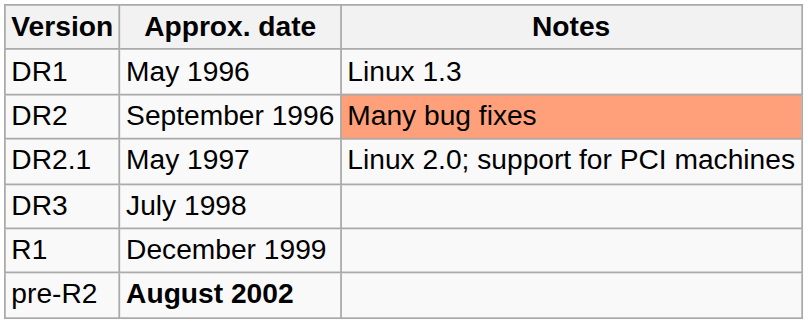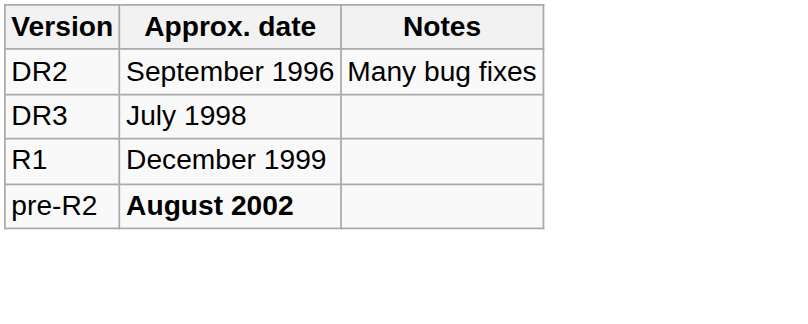- row: (40, 71)
(442, 116) lightsalmon background -> (442, 71) no background
- row: (51, 160)
